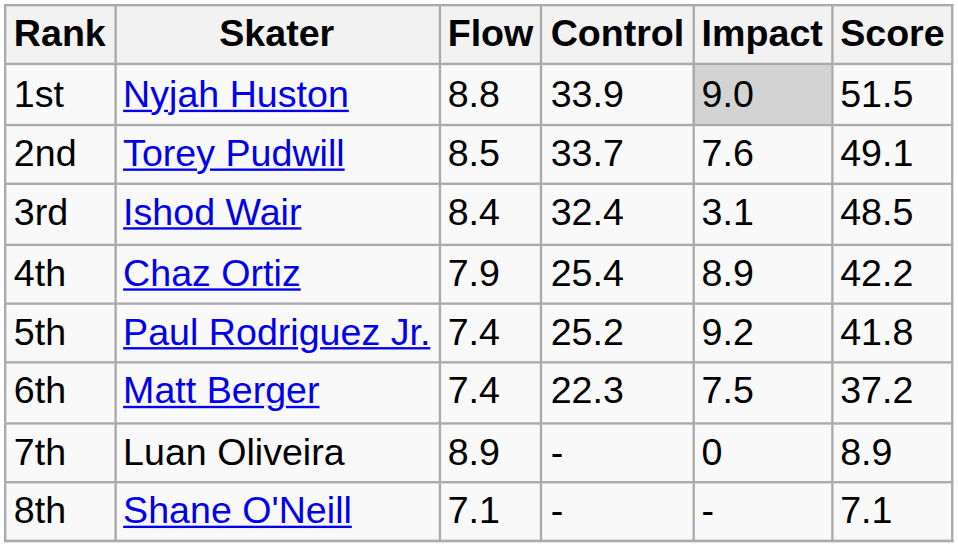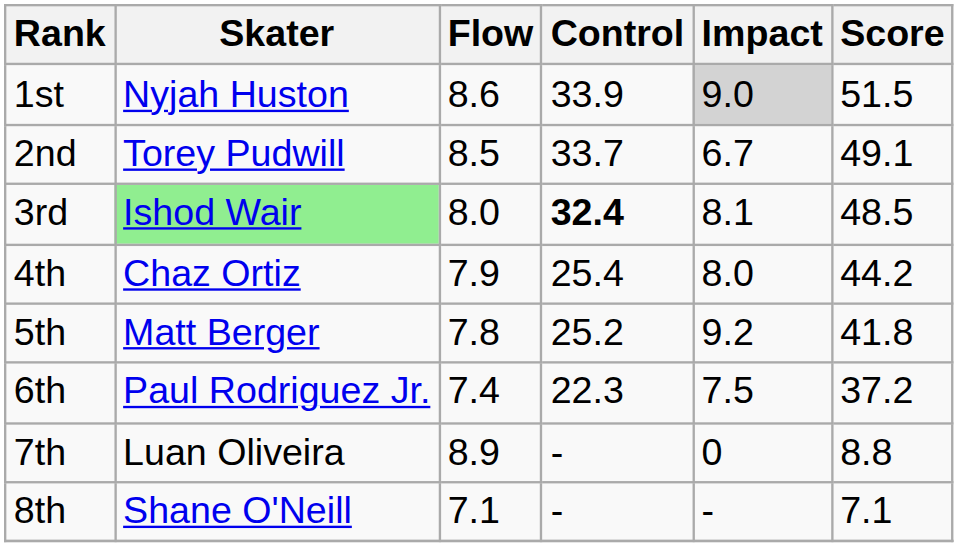(474, 93) 8.8 -> (474, 93) 8.6
(728, 153) 7.6 -> (728, 153) 6.7
(212, 213) no background -> (212, 213) lightgreen background
(474, 213) 8.4 -> (474, 213) 8.0
(587, 213) normal -> (587, 213) bold
(728, 213) 3.1 -> (728, 213) 8.1
(728, 272) 8.9 -> (728, 272) 8.0
(877, 272) 42.2 -> (877, 272) 44.2
(277, 332) Paul Rodriguez Jr. -> (221, 332) Matt Berger
(474, 332) 7.4 -> (474, 332) 7.8
(221, 392) Matt Berger -> (277, 392) Paul Rodriguez Jr.
(866, 451) 8.9 -> (866, 451) 8.8
